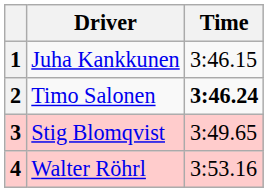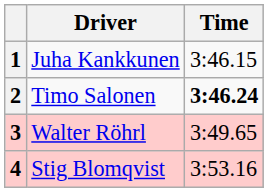(98, 132) Stig Blomqvist -> (89, 132) Walter Röhrl
(89, 169) Walter Röhrl -> (98, 169) Stig Blomqvist
